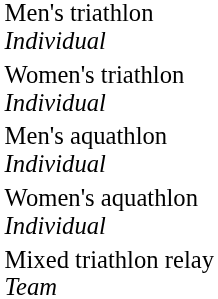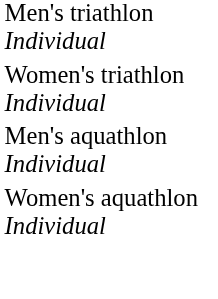- row: (109, 273)
